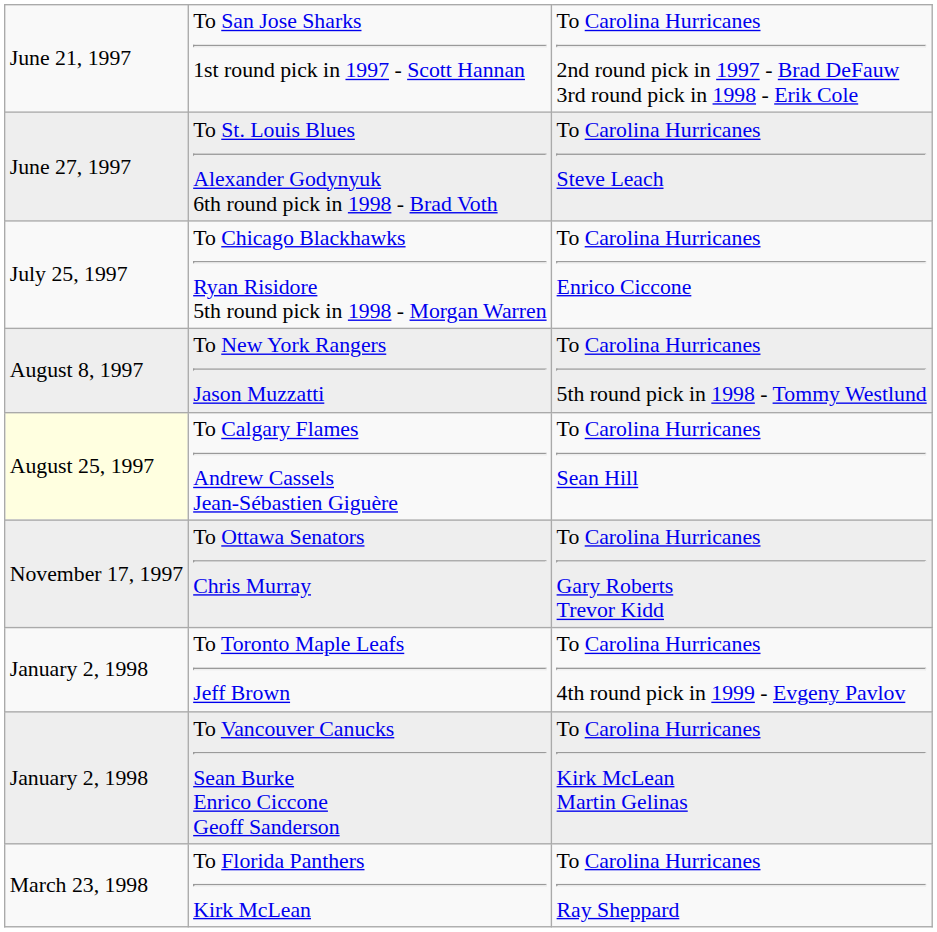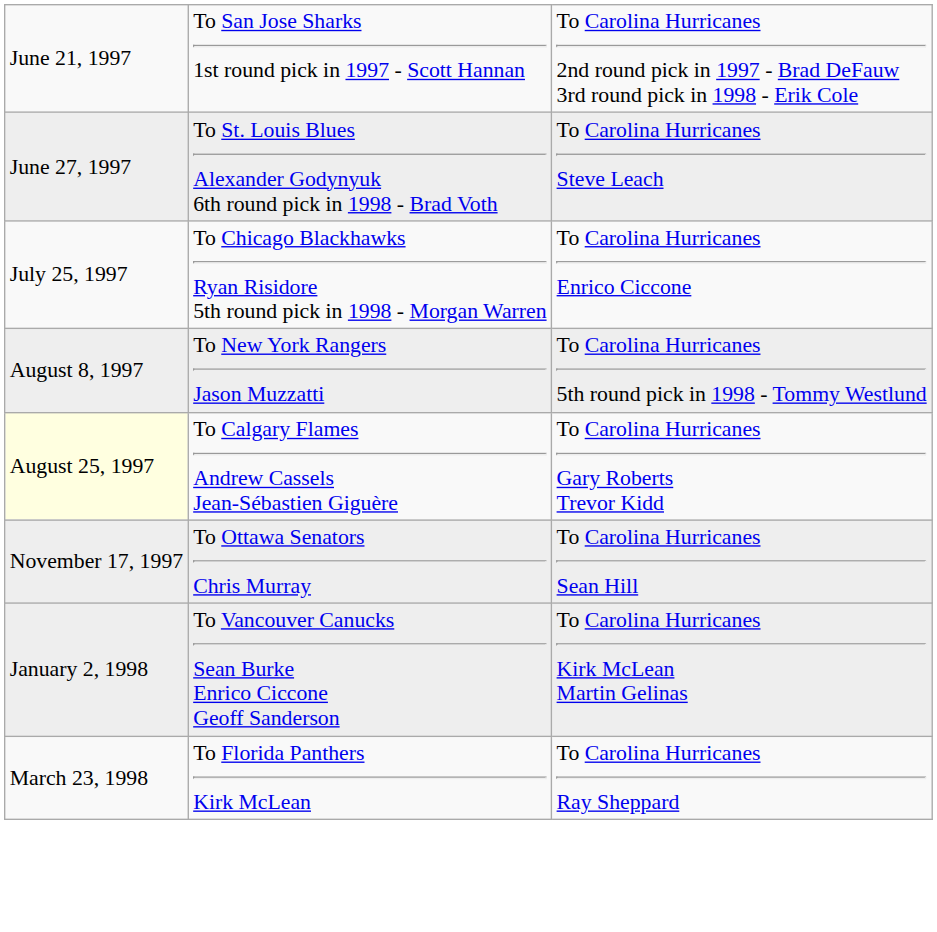(742, 453) To Carolina Hurricanes Sean Hill -> (742, 465) To Carolina Hurricanes Gary Roberts Trevor Kidd
(742, 573) To Carolina Hurricanes Gary Roberts Trevor Kidd -> (742, 561) To Carolina Hurricanes Sean Hill
- row: (370, 669)
